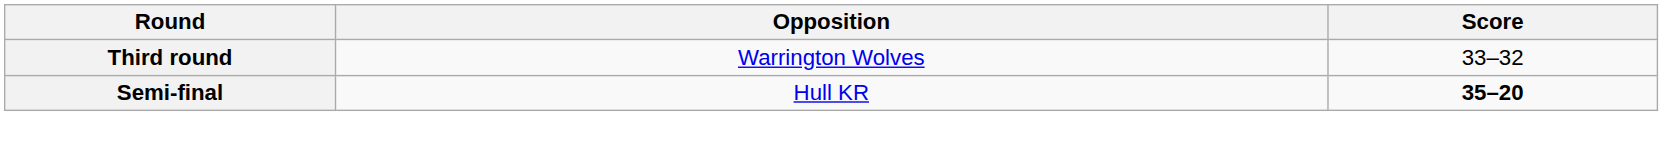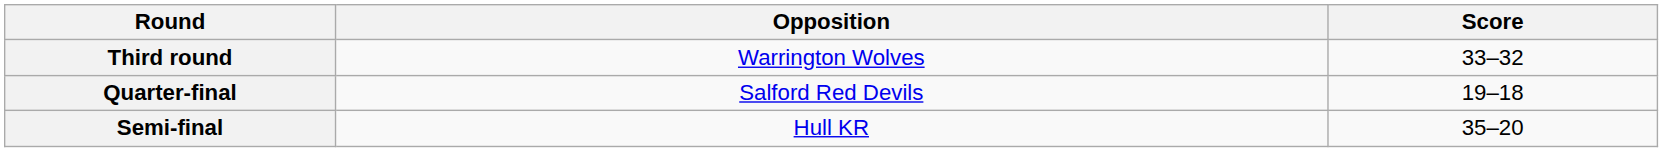+ row: (170, 92)
(1493, 92) bold -> (1493, 127) normal
